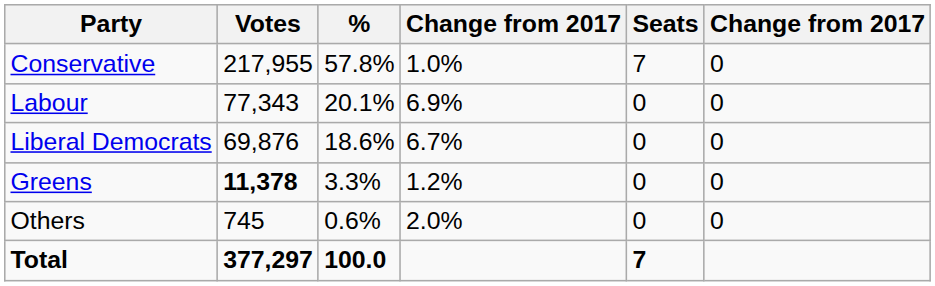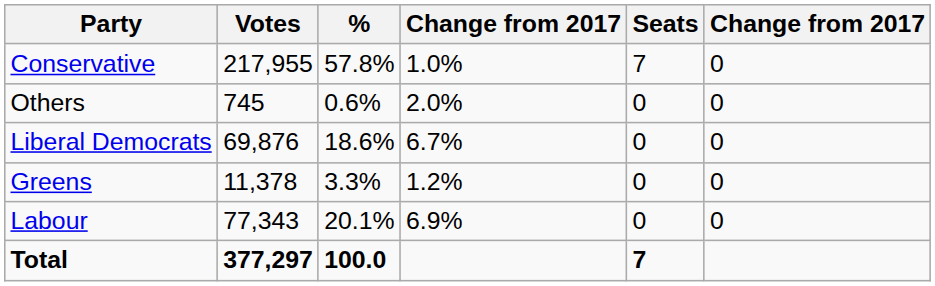rows swapped: (49, 102) <-> (48, 220)
(260, 181) bold -> (260, 181) normal
